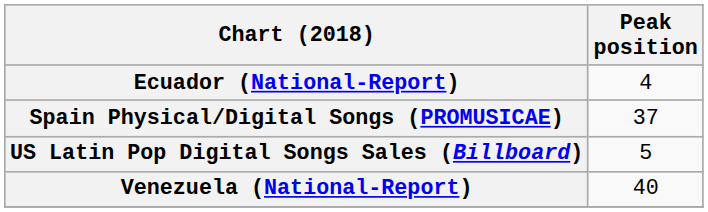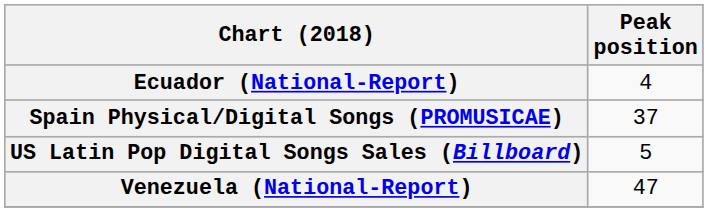(646, 189) 40 -> (646, 189) 47
